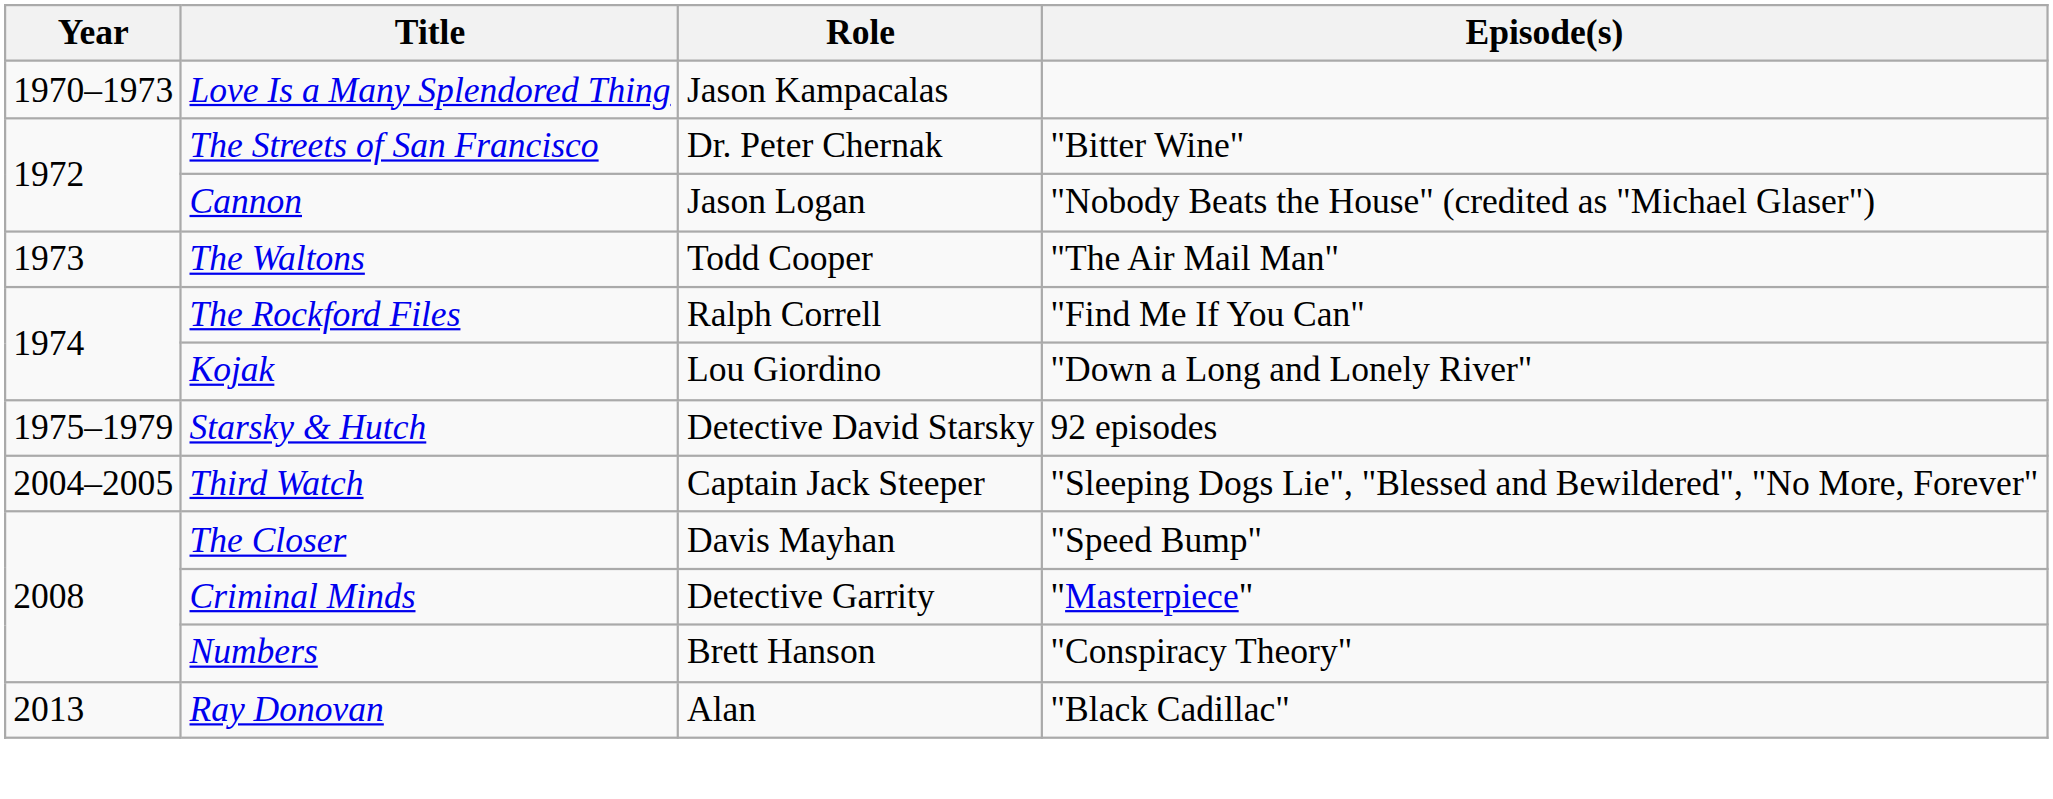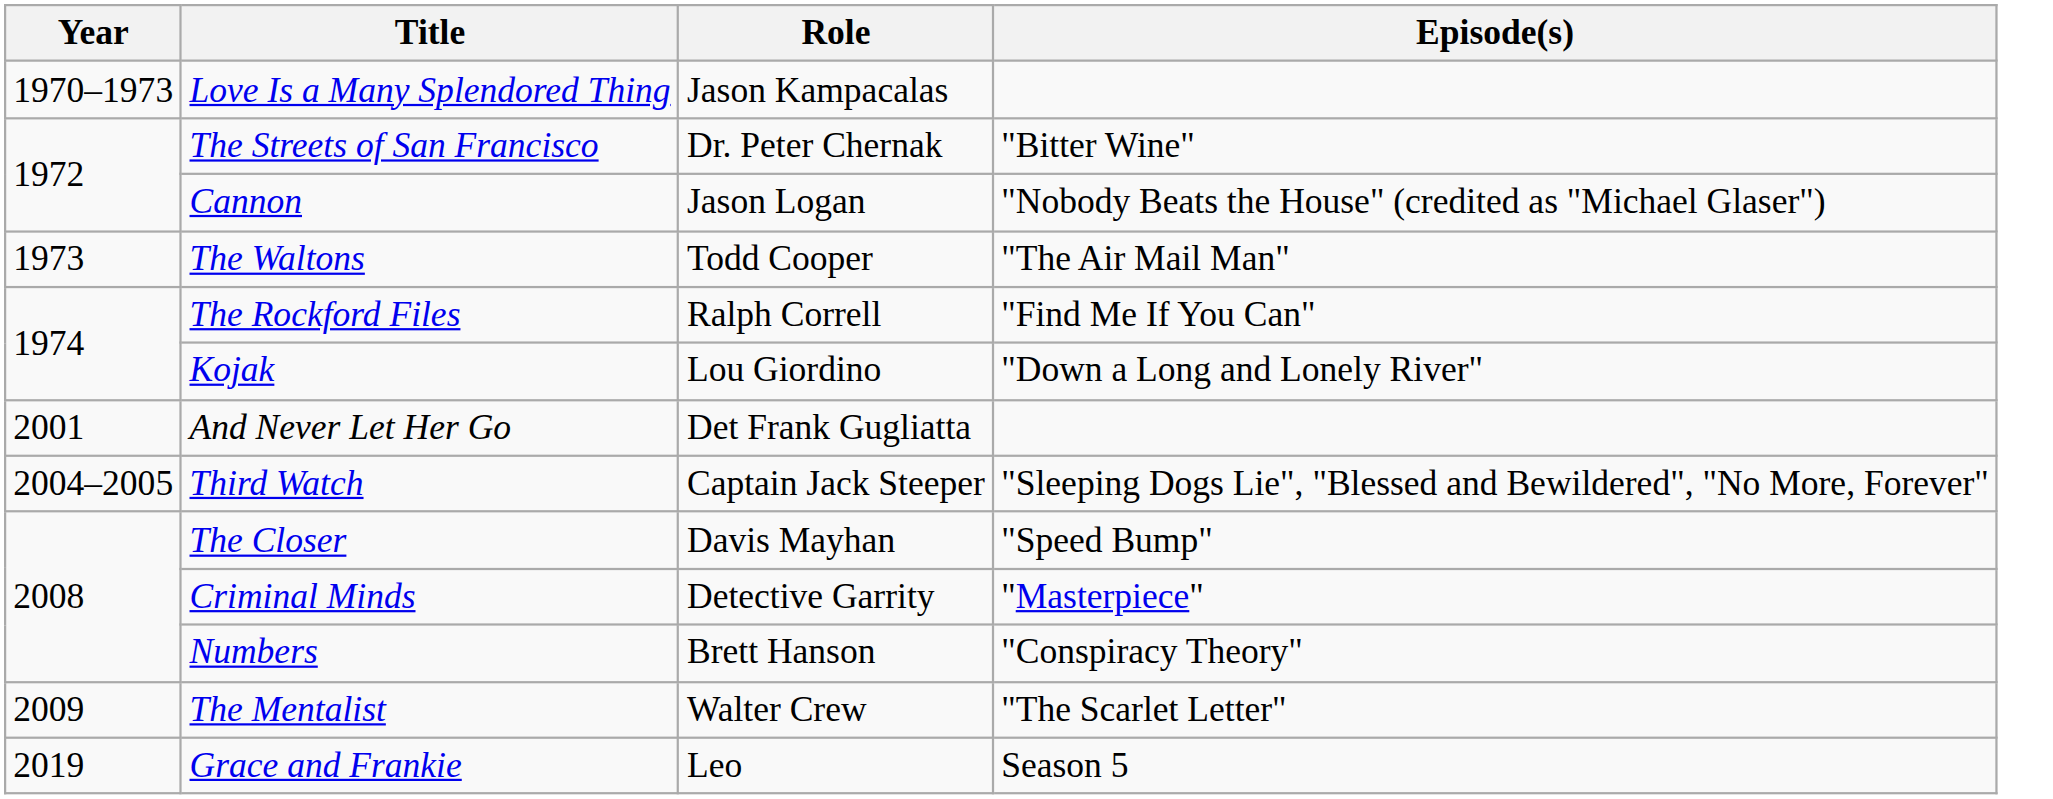- row: (308, 426)
+ row: (350, 426)
+ row: (288, 708)
- row: (287, 708)
+ row: (326, 764)
